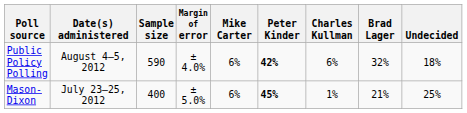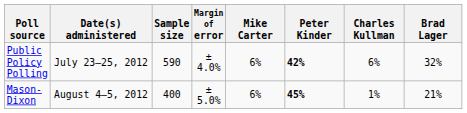- column: (432, 35)
(93, 62) August 4–5, 2012 -> (101, 62) July 23–25, 2012
(93, 95) July 23–25, 2012 -> (101, 95) August 4–5, 2012
